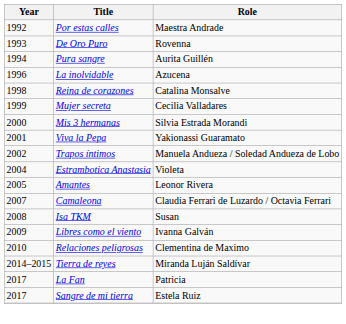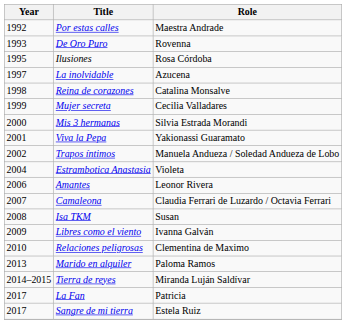- row: (80, 59)
+ row: (74, 59)
(17, 75) 1996 -> (17, 75) 1997
(17, 185) 2005 -> (17, 185) 2006
+ row: (94, 264)
